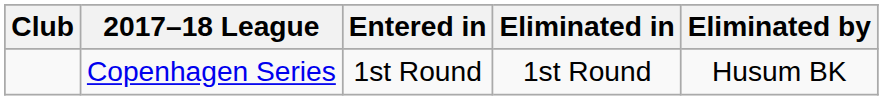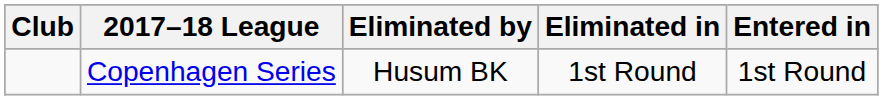columns swapped: (418, 26) <-> (779, 26)
